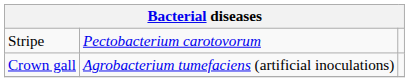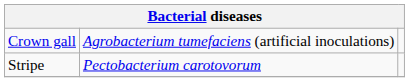rows swapped: (42, 64) <-> (26, 40)
